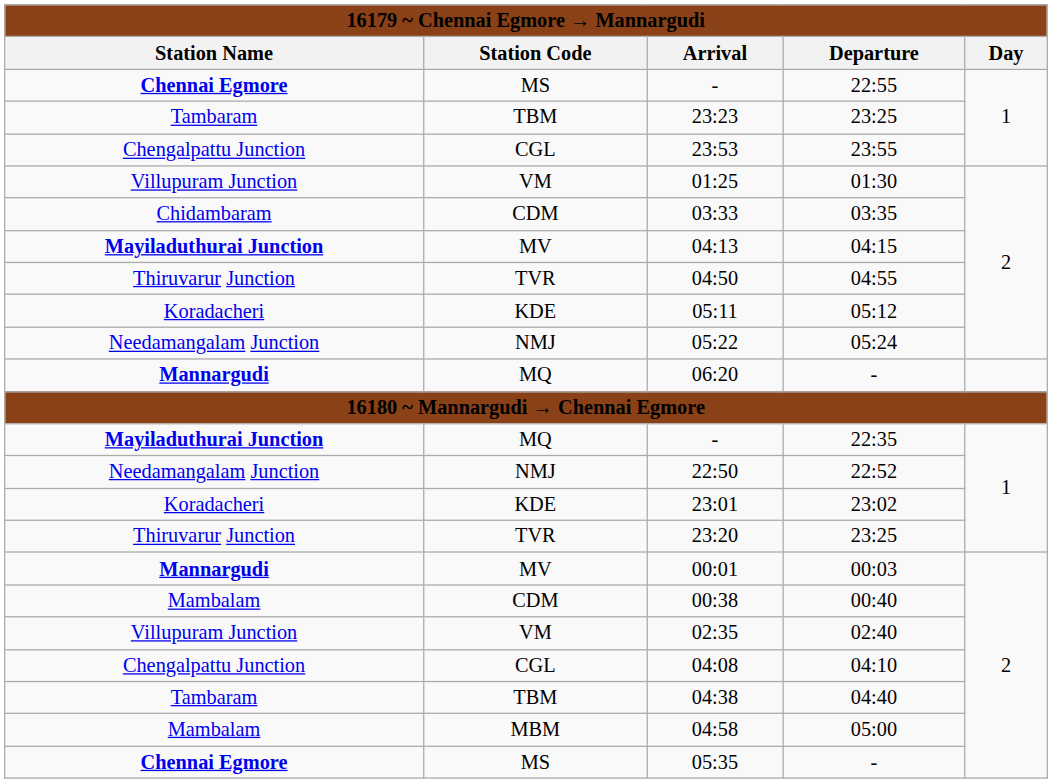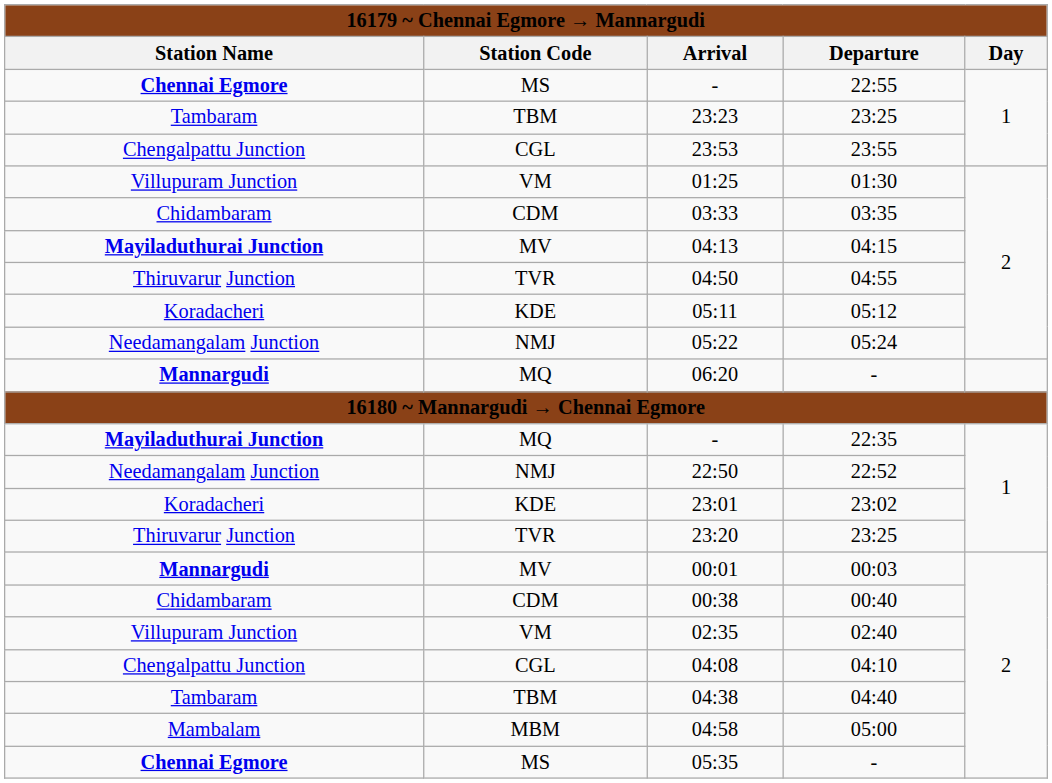(214, 600) Mambalam -> (214, 600) Chidambaram
